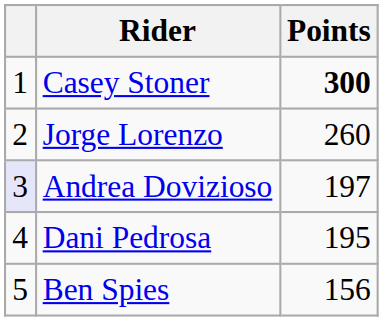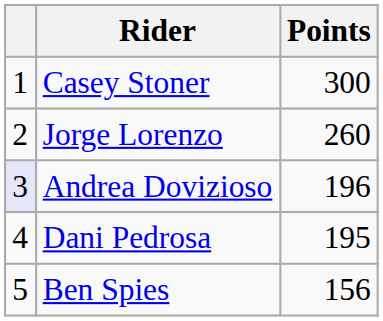(347, 82) bold -> (347, 82) normal
(347, 186) 197 -> (347, 186) 196
